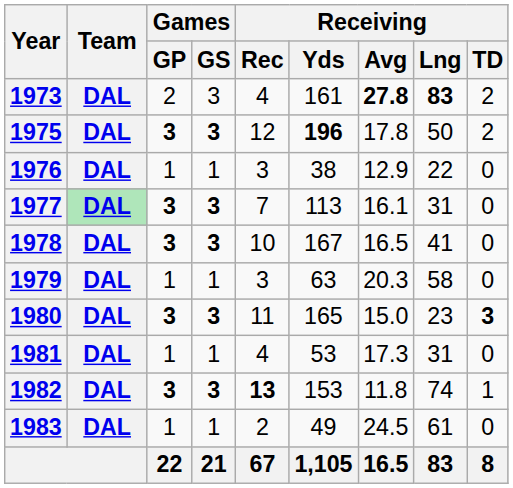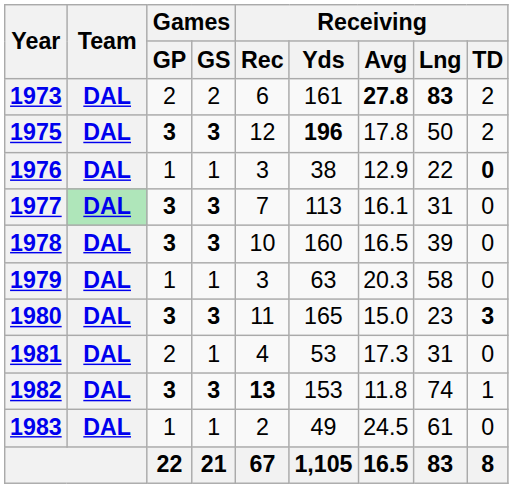(214, 96) 3 -> (214, 96) 2
(262, 96) 4 -> (262, 96) 6
(488, 170) normal -> (488, 170) bold
(323, 243) 167 -> (323, 243) 160
(440, 243) 41 -> (440, 243) 39
(169, 354) 1 -> (169, 354) 2
